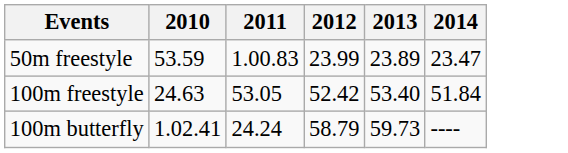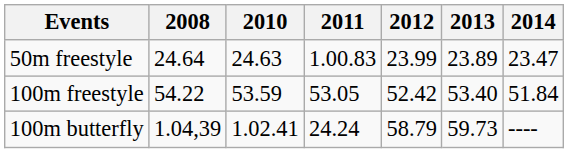+ column: (188, 22)
(179, 57) 53.59 -> (257, 57) 24.63
(179, 93) 24.63 -> (257, 93) 53.59
